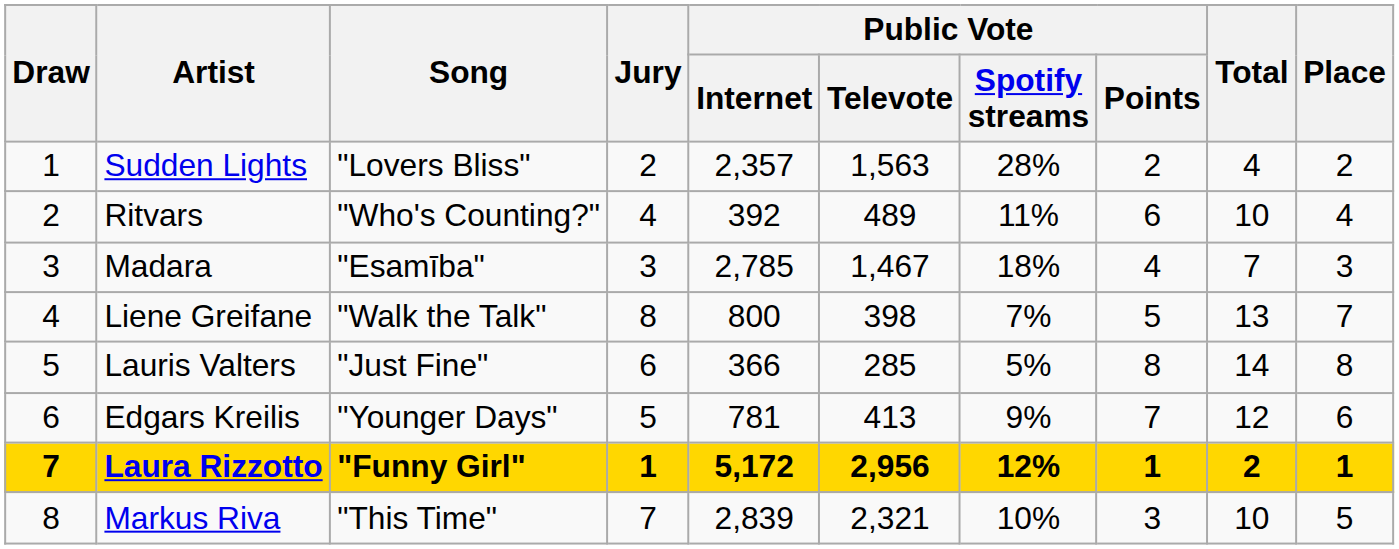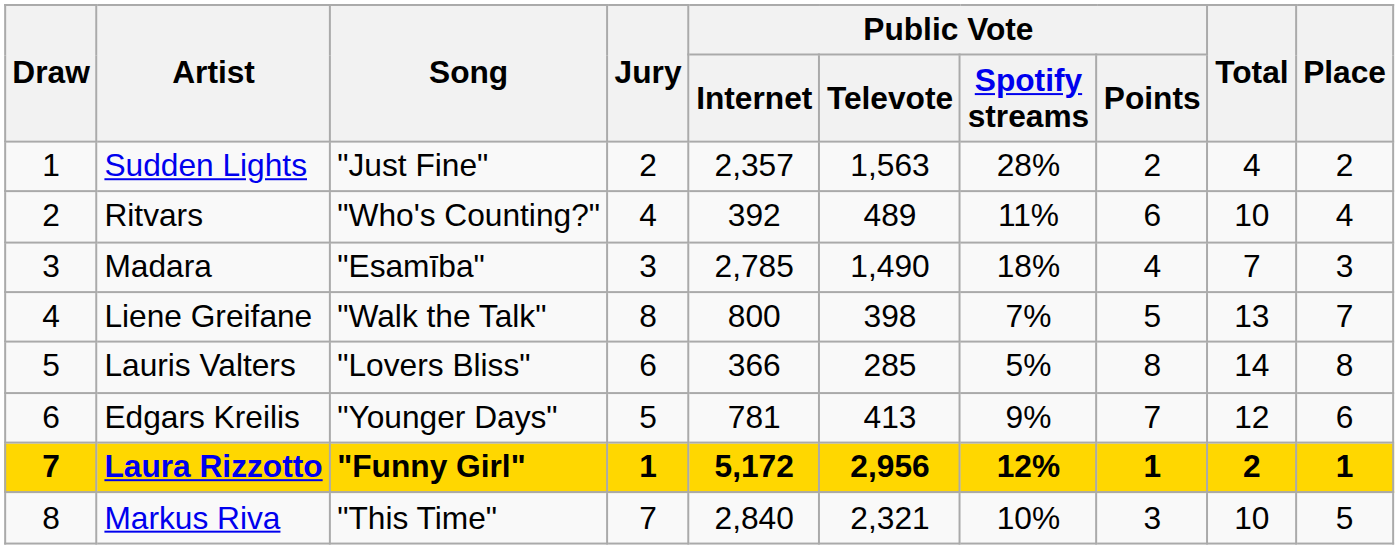(434, 165) "Lovers Bliss" -> (413, 165) "Just Fine"
(890, 266) 1,467 -> (890, 266) 1,490
(413, 366) "Just Fine" -> (434, 366) "Lovers Bliss"
(754, 517) 2,839 -> (754, 517) 2,840
